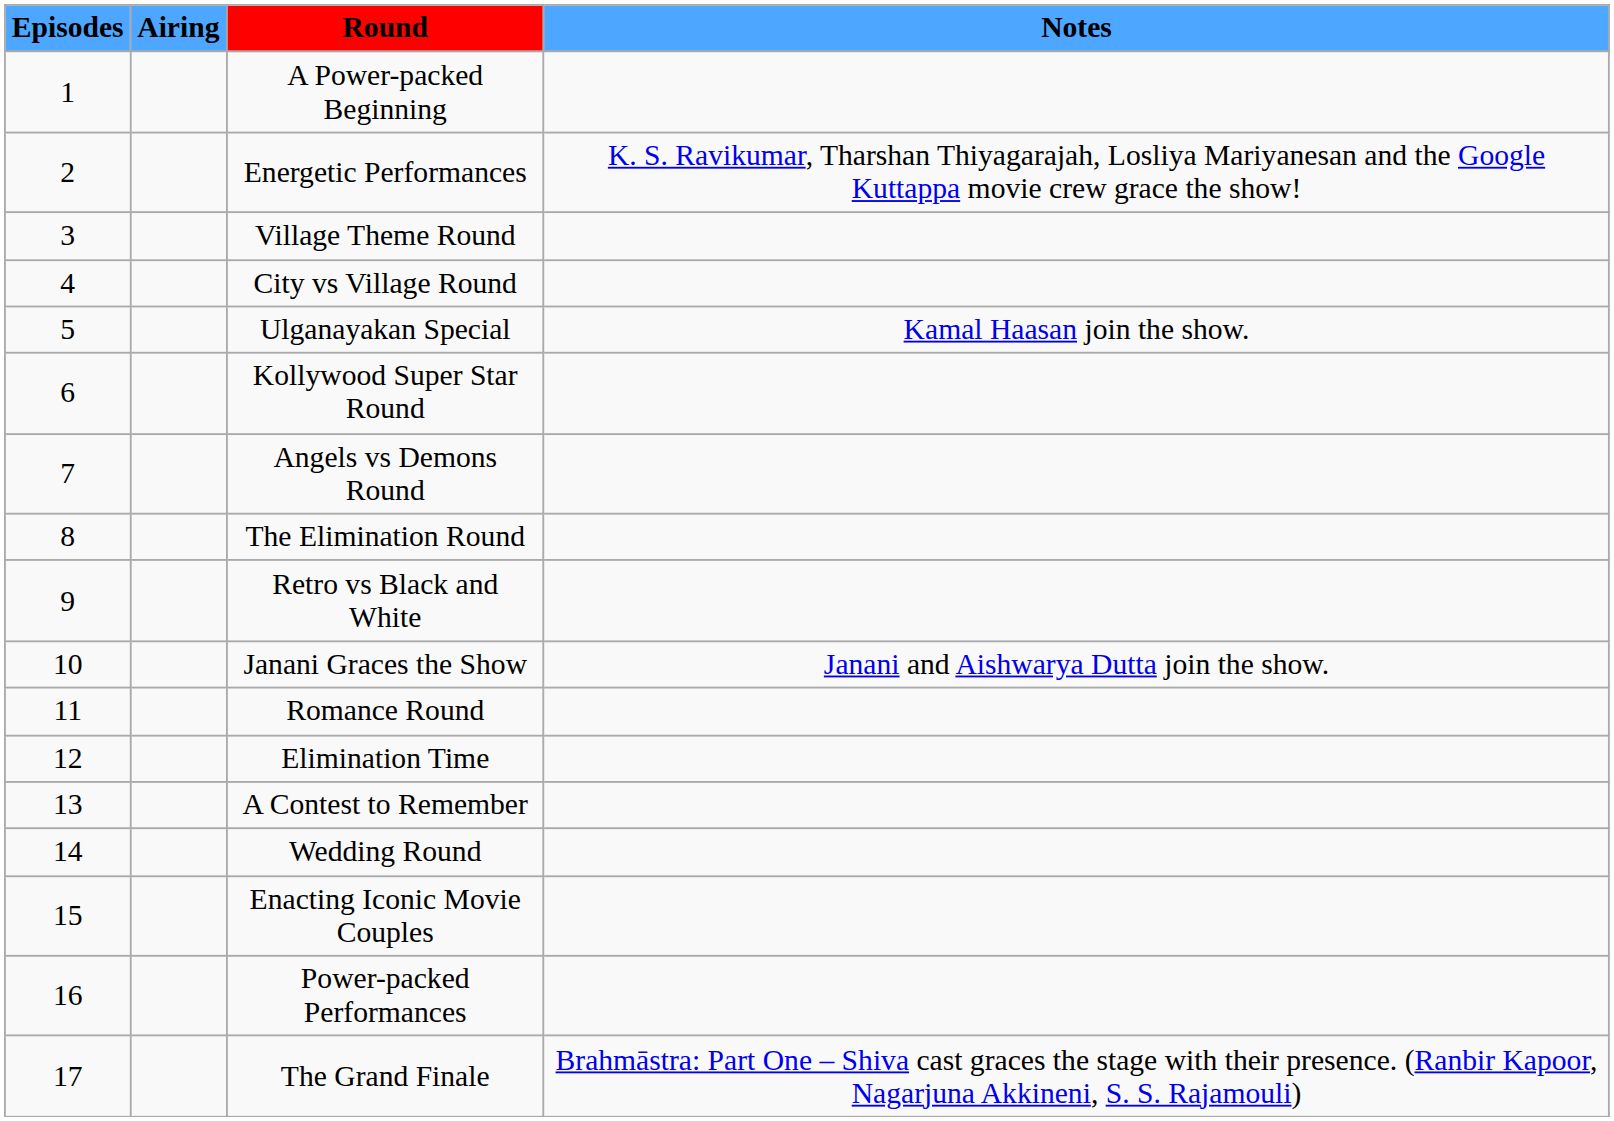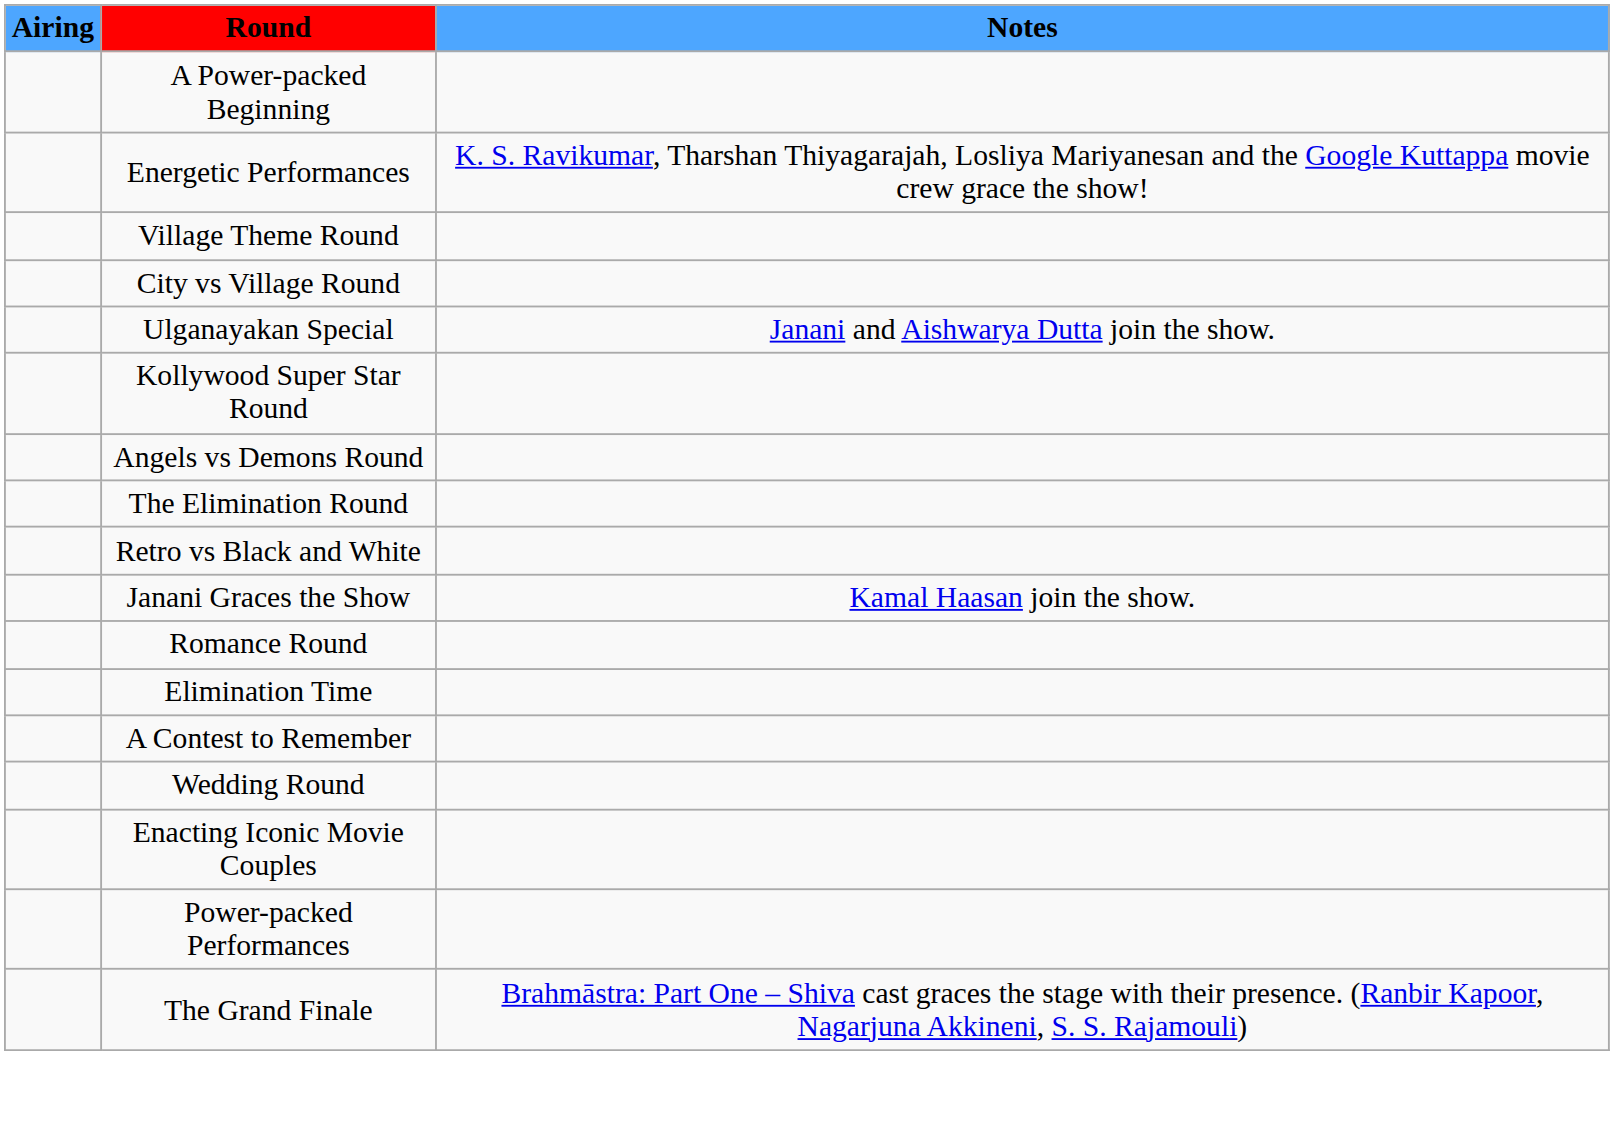- column: (68, 27)
(1077, 329) Kamal Haasan join the show. -> (1022, 329) Janani and Aishwarya Dutta join the show.
(1077, 663) Janani and Aishwarya Dutta join the show. -> (1022, 597) Kamal Haasan join the show.
